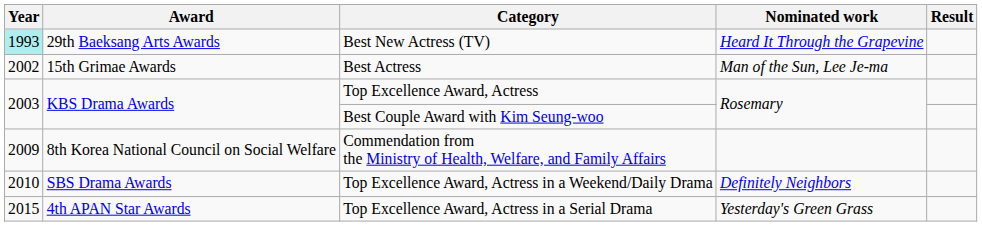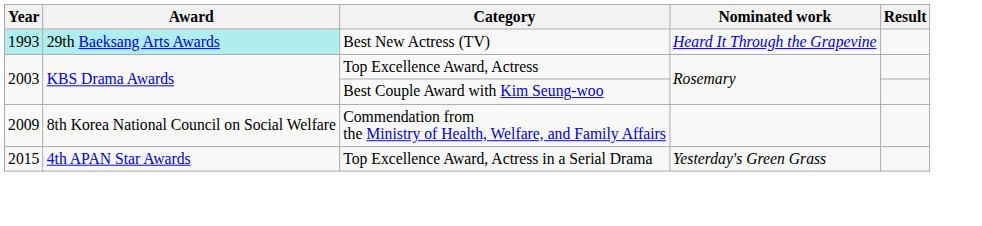(133, 41) no background -> (133, 41) paleturquoise background
- row: (382, 66)
- row: (528, 183)
